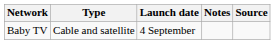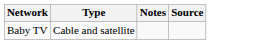- column: (169, 13)
